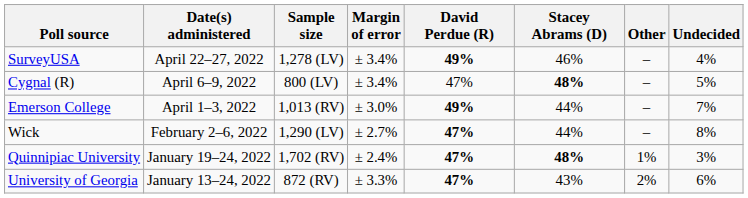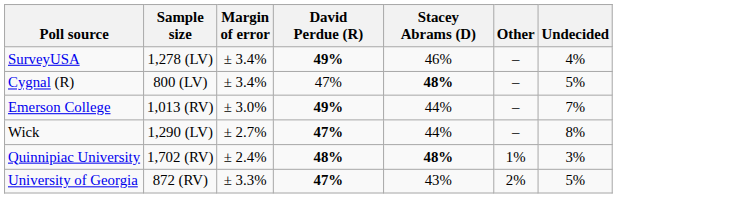- column: (209, 25)
(459, 156) 47% -> (328, 156) 48%
(706, 181) 6% -> (575, 181) 5%
